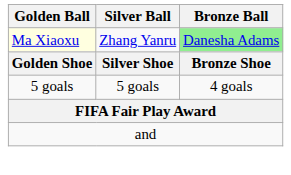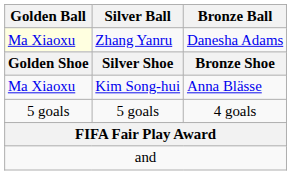(231, 39) lightgreen background -> (235, 39) no background
+ row: (138, 87)
